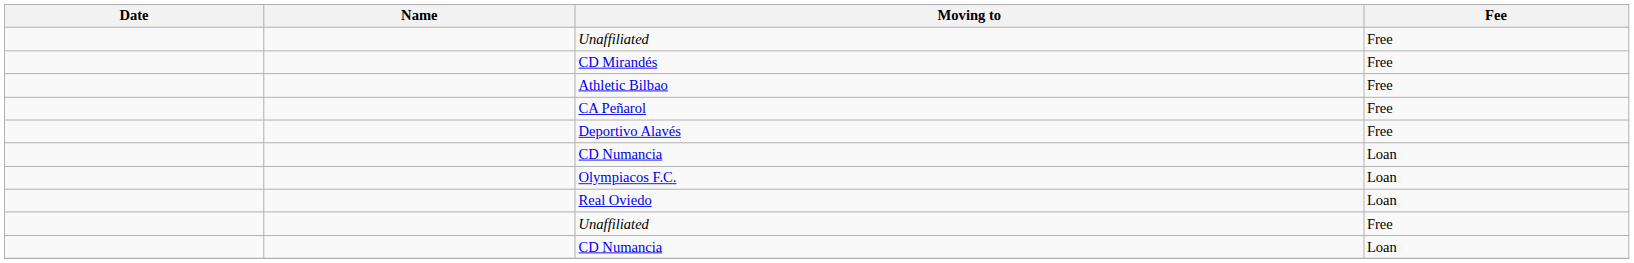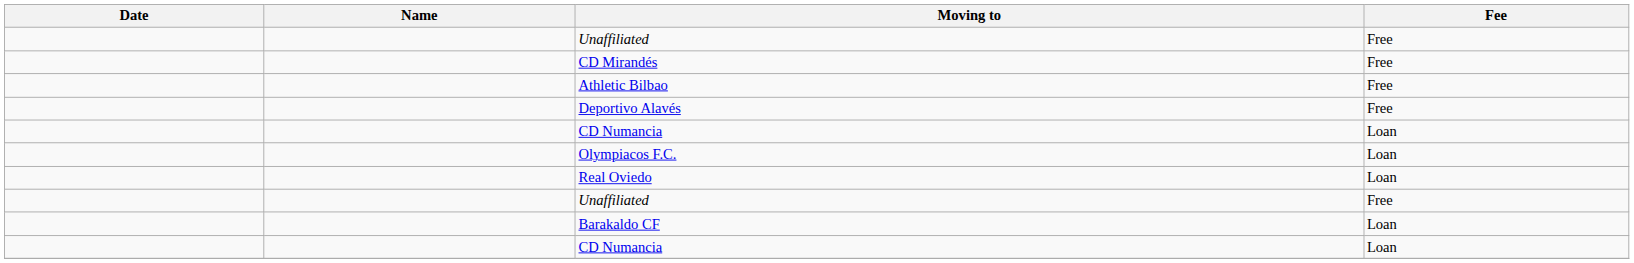- row: (612, 108)
+ row: (619, 223)
